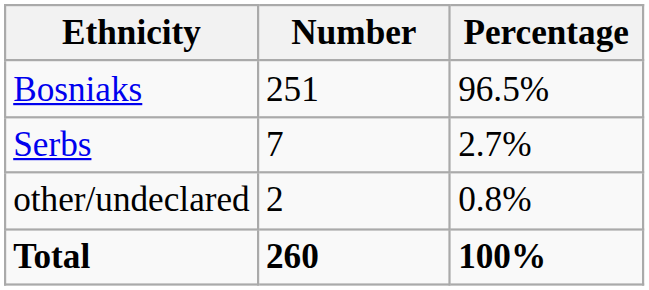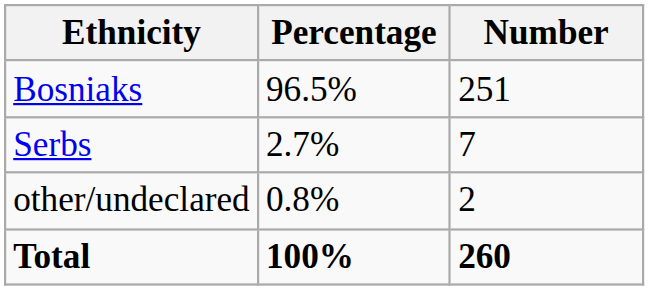columns swapped: (354, 32) <-> (546, 32)
